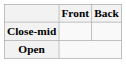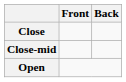+ row: (32, 31)
